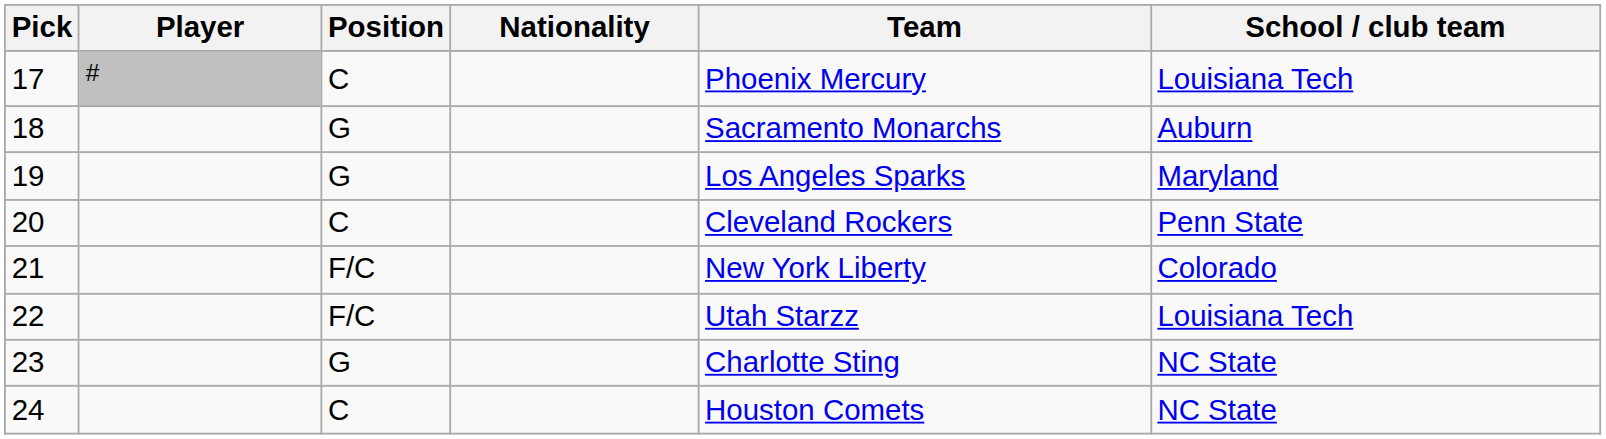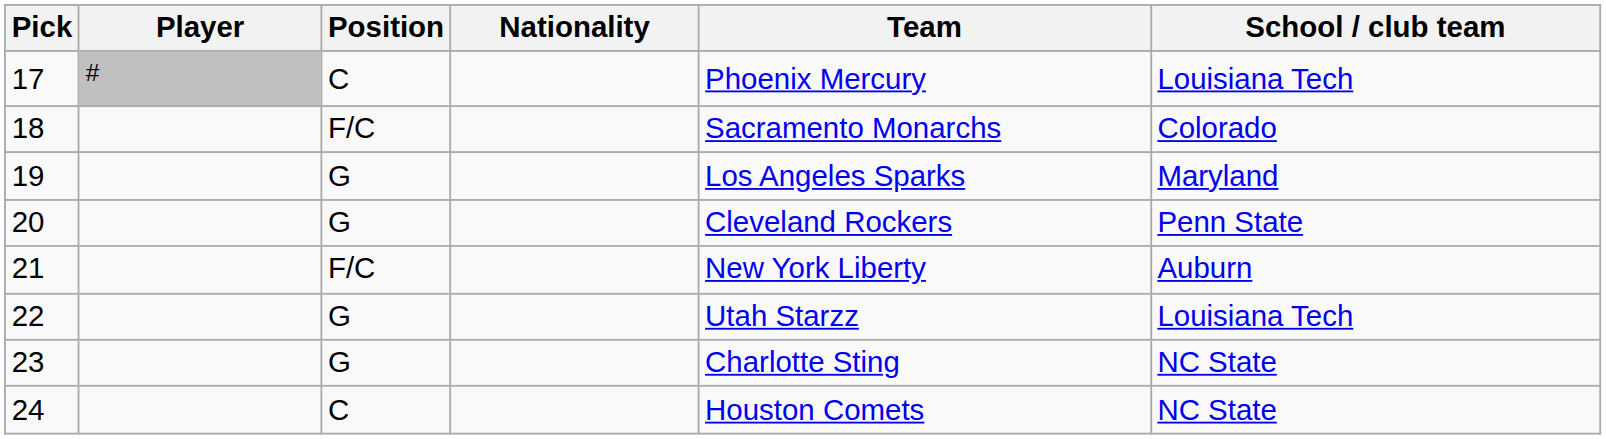(339, 129) G -> (352, 129) F/C
(1205, 129) Auburn -> (1217, 129) Colorado
(339, 222) C -> (339, 222) G
(1217, 269) Colorado -> (1205, 269) Auburn
(352, 315) F/C -> (339, 315) G
